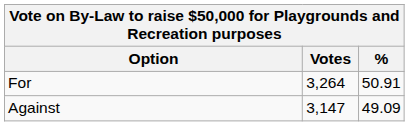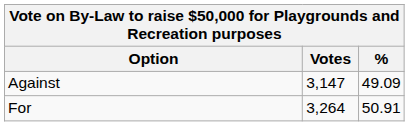rows swapped: (20, 83) <-> (34, 108)
